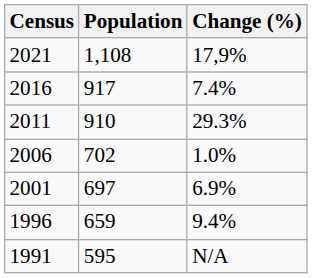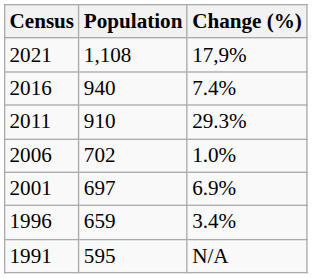(100, 88) 917 -> (100, 88) 940
(214, 222) 9.4% -> (214, 222) 3.4%
